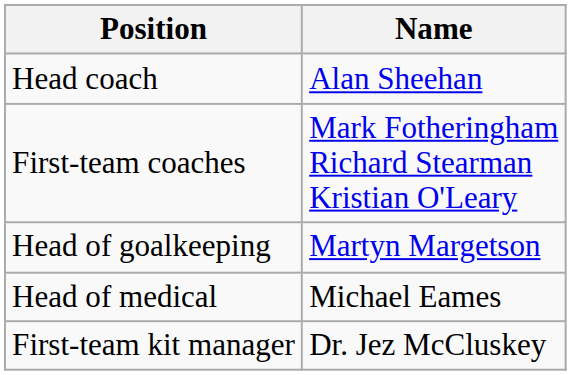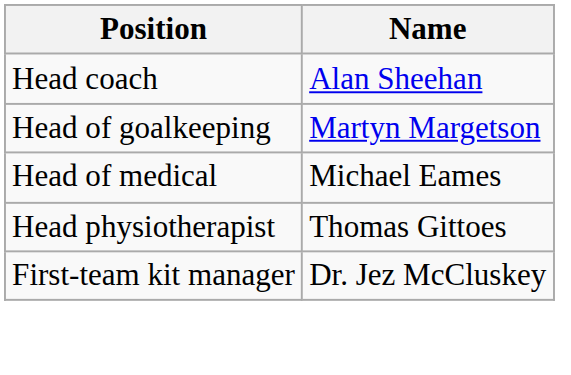- row: (129, 162)
+ row: (144, 226)
